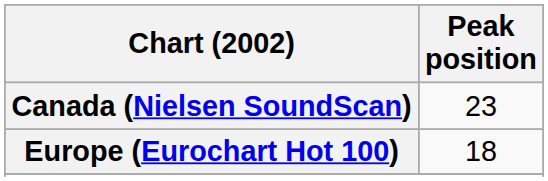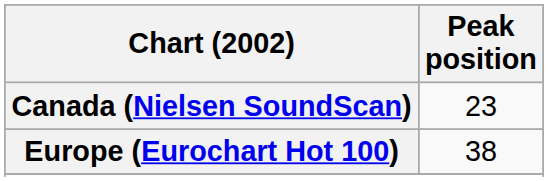(481, 151) 18 -> (481, 151) 38
